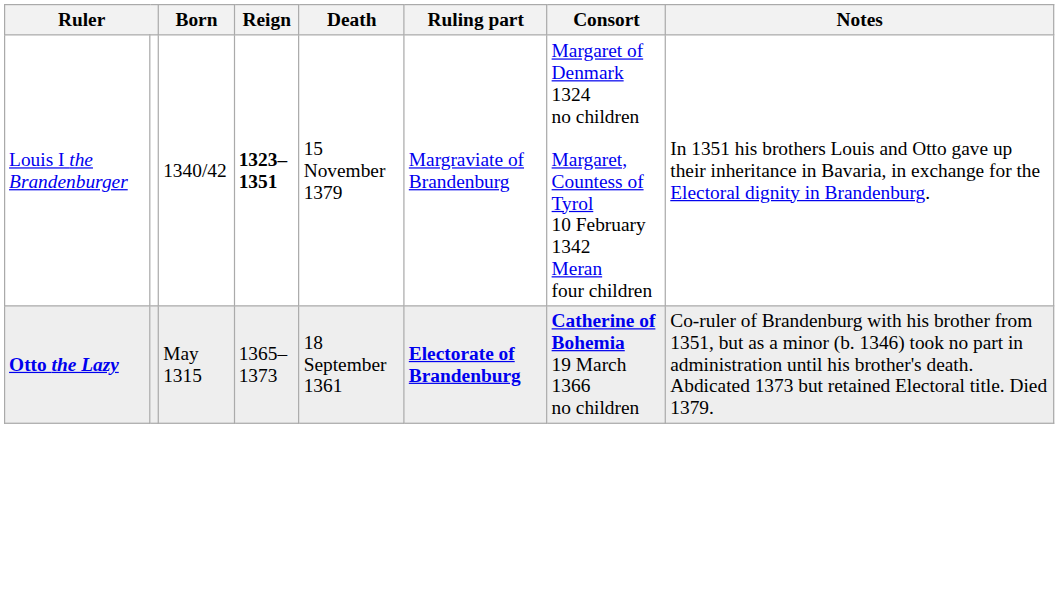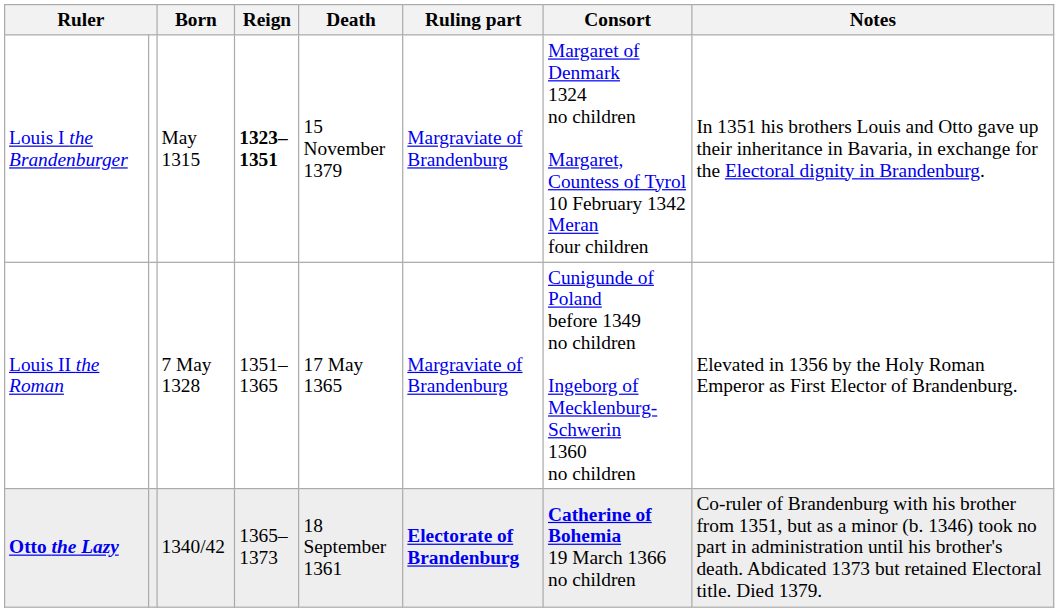(195, 170) 1340/42 -> (181, 148) May 1315
+ row: (54, 375)
(183, 364) May 1315 -> (193, 547) 1340/42
